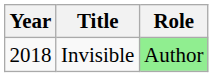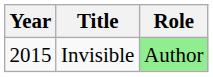(30, 54) 2018 -> (30, 54) 2015
